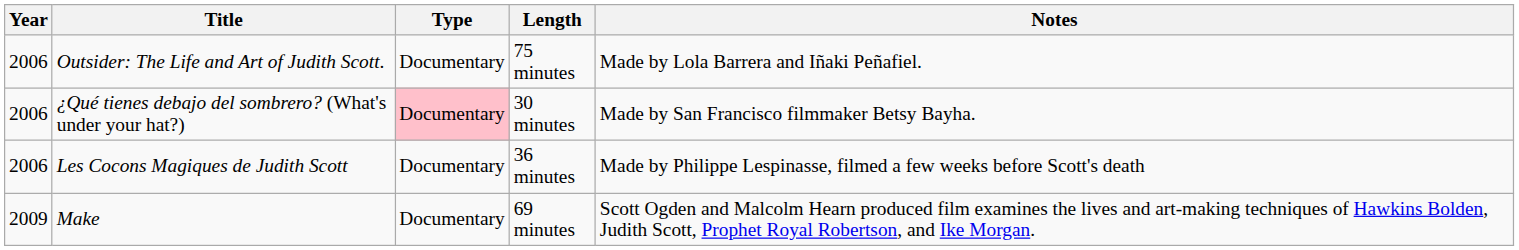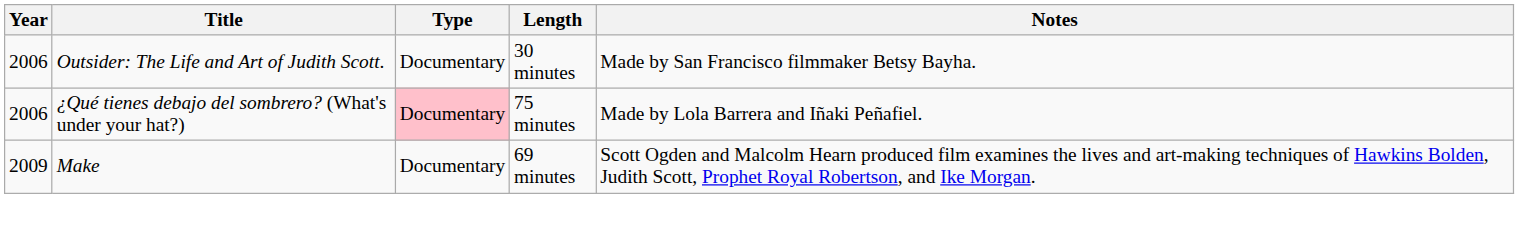(544, 61) 75 minutes -> (545, 61) 30 minutes
(761, 61) Made by Lola Barrera and Iñaki Peñafiel. -> (788, 61) Made by San Francisco filmmaker Betsy Bayha.
(544, 113) 30 minutes -> (545, 113) 75 minutes
(788, 113) Made by San Francisco filmmaker Betsy Bayha. -> (761, 113) Made by Lola Barrera and Iñaki Peñafiel.
- row: (202, 166)
